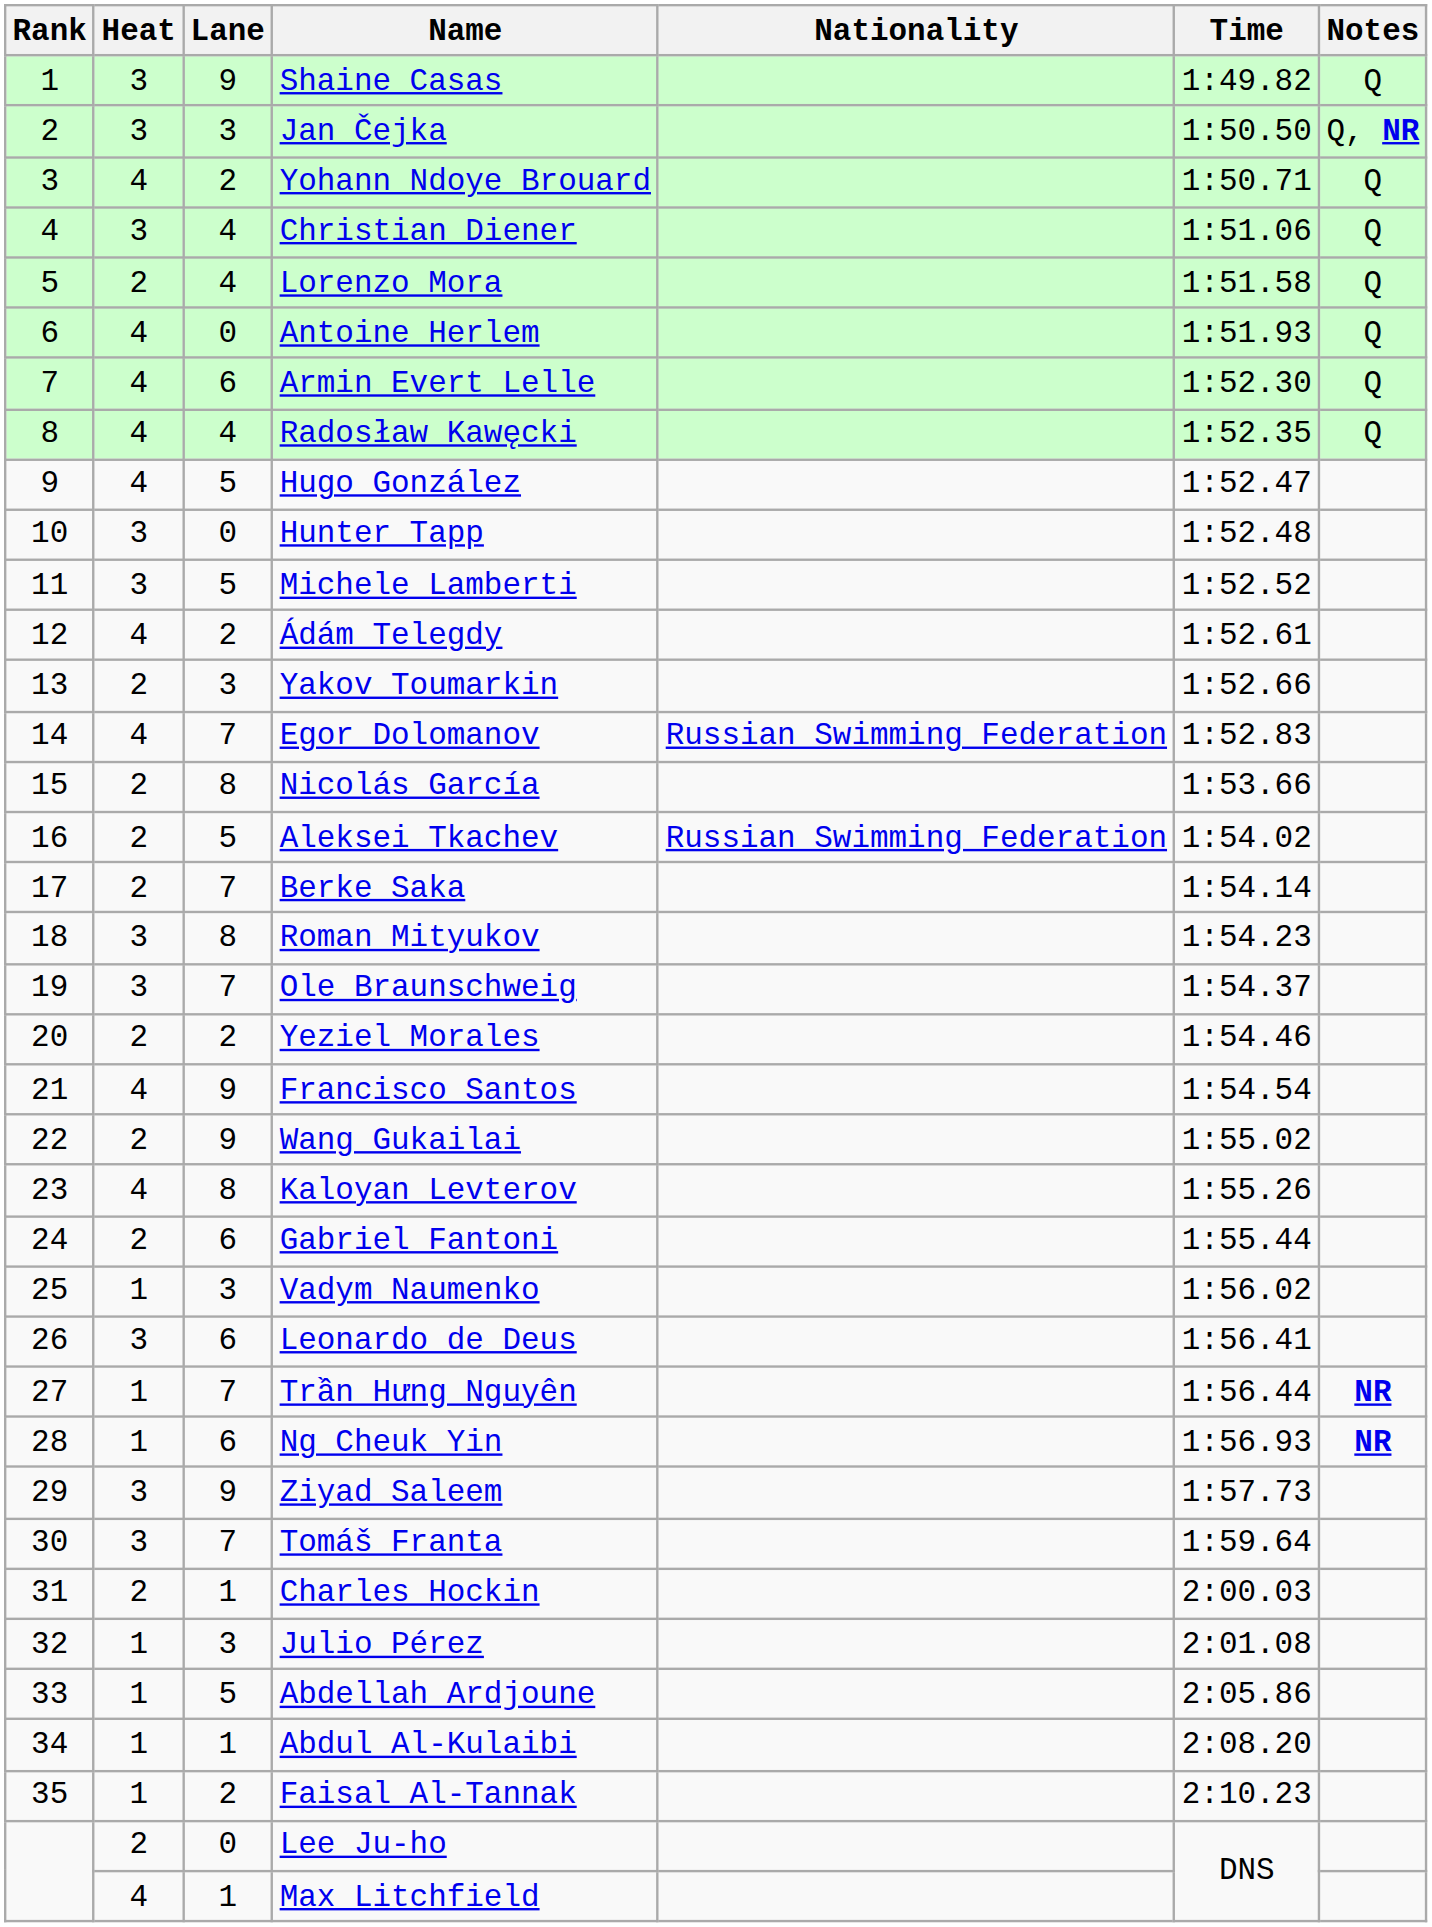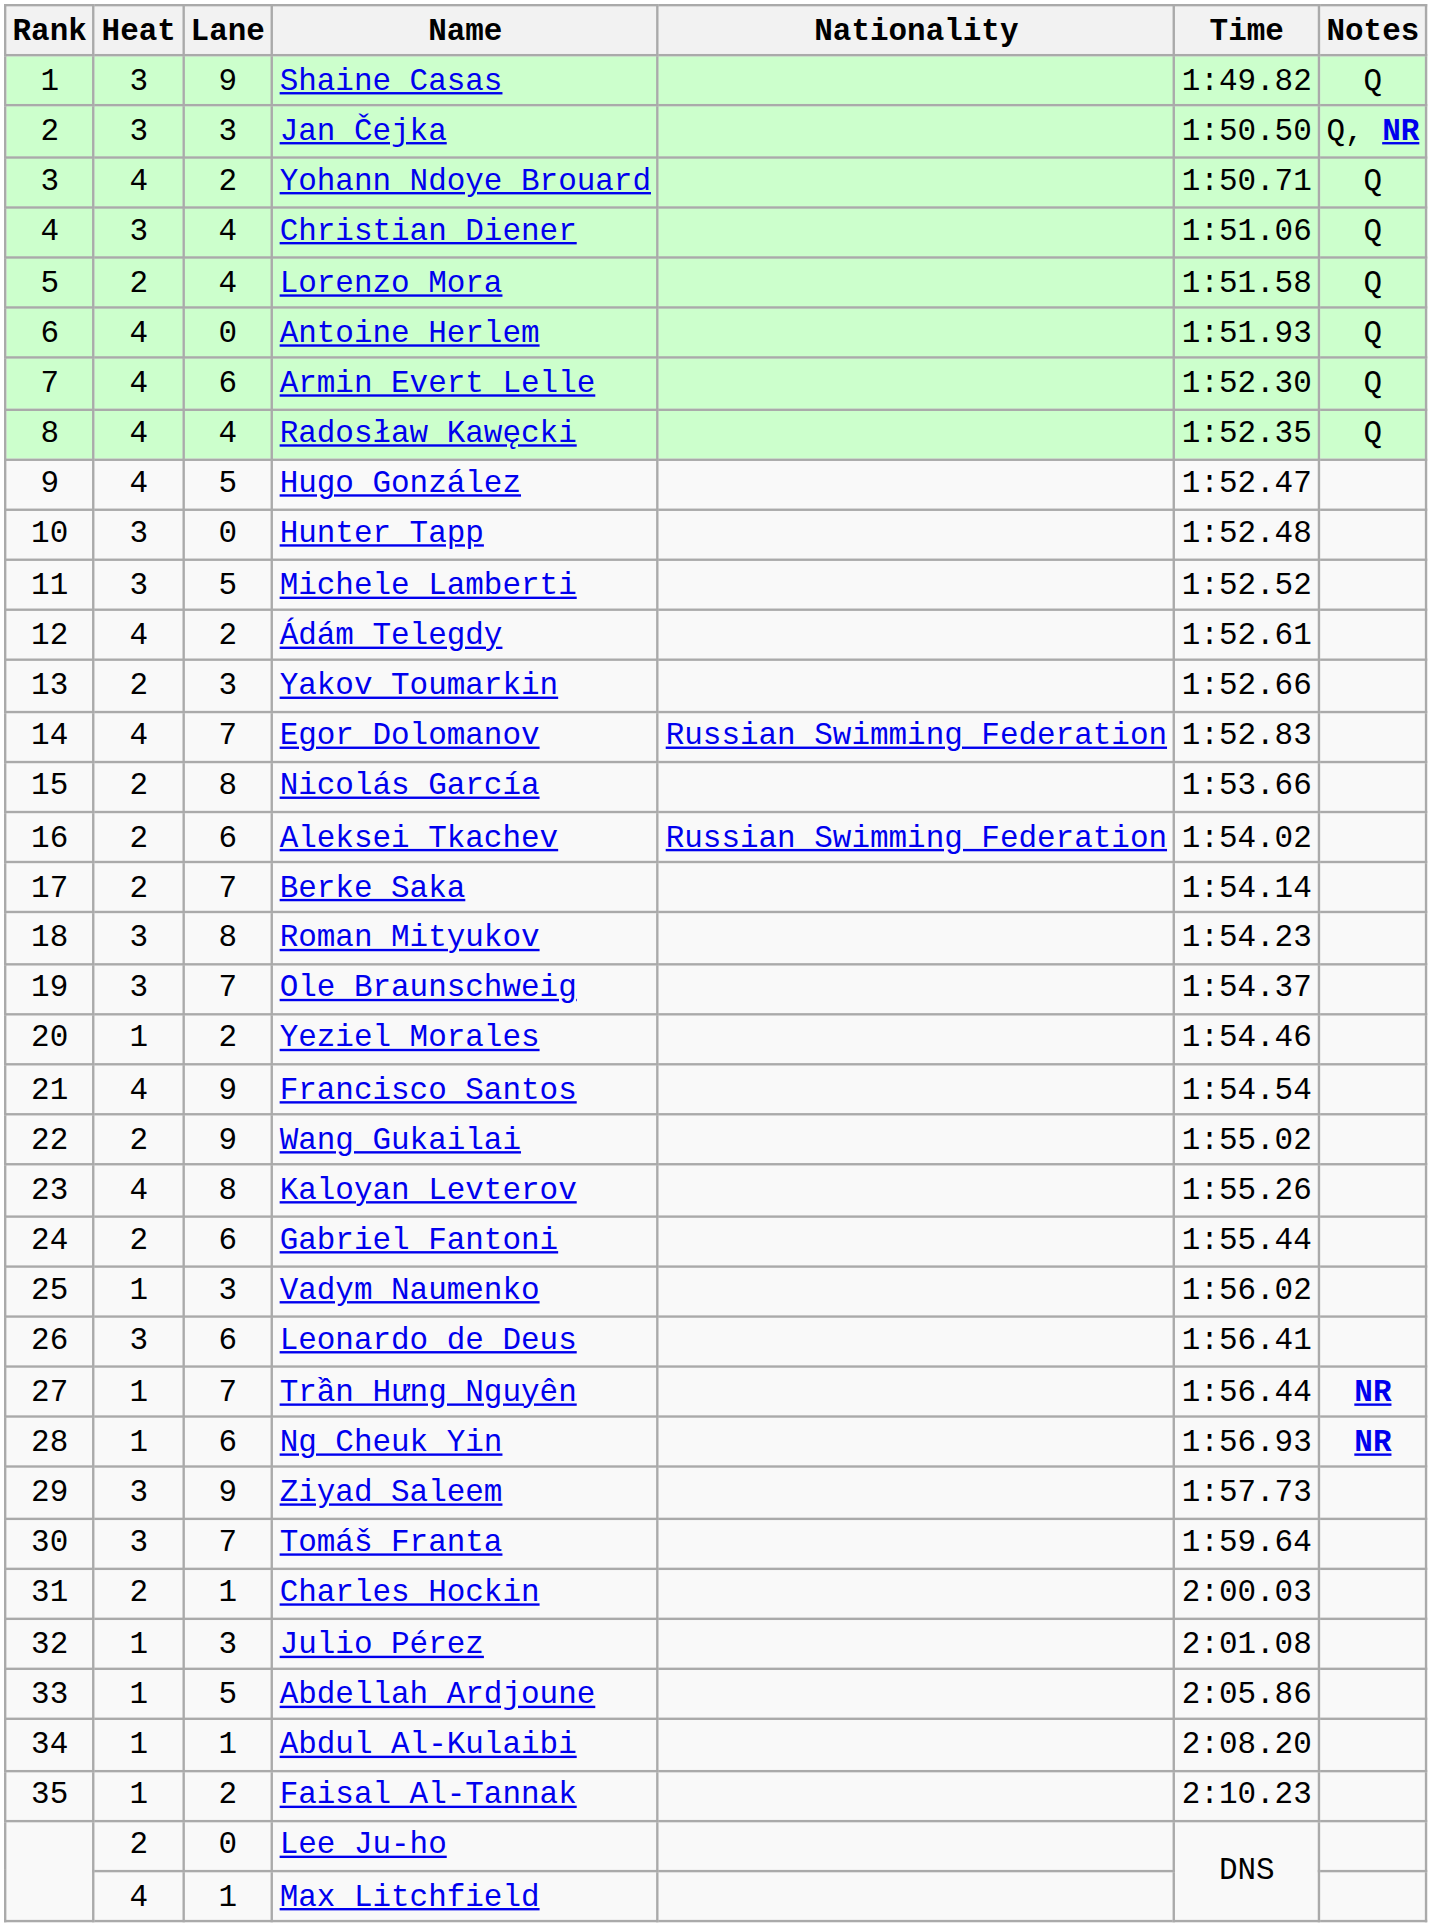(228, 837) 5 -> (228, 837) 6
(139, 1039) 2 -> (139, 1039) 1
